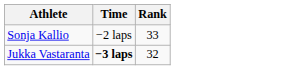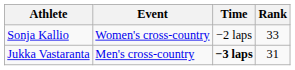+ column: (153, 14)
(153, 55) 32 -> (273, 55) 31
